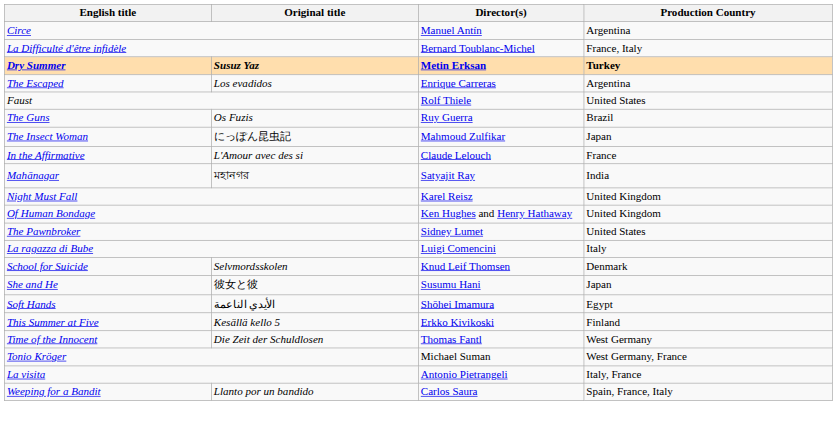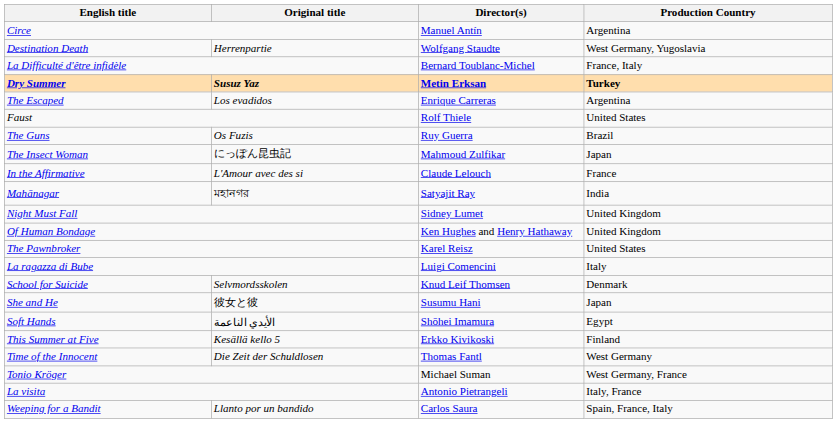+ row: (48, 48)
(447, 196) Karel Reisz -> (452, 214) Sidney Lumet
(452, 231) Sidney Lumet -> (447, 249) Karel Reisz
